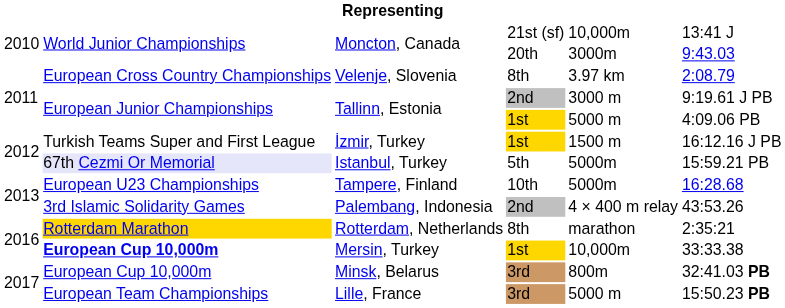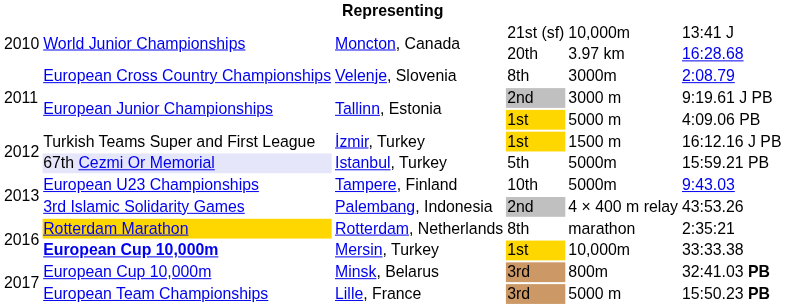(593, 54) 3000m -> (597, 54) 3.97 km
(708, 54) 9:43.03 -> (713, 54) 16:28.68
(597, 76) 3.97 km -> (593, 76) 3000m
(713, 185) 16:28.68 -> (708, 185) 9:43.03
